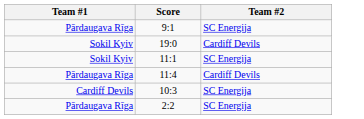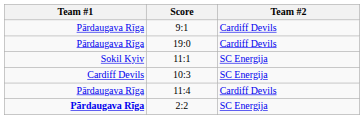(227, 28) SC Energija -> (248, 28) Cardiff Devils
(111, 43) Sokil Kyiv -> (110, 43) Pārdaugava Rīga
rows swapped: (168, 75) <-> (168, 91)
(99, 106) normal -> (107, 106) bold
